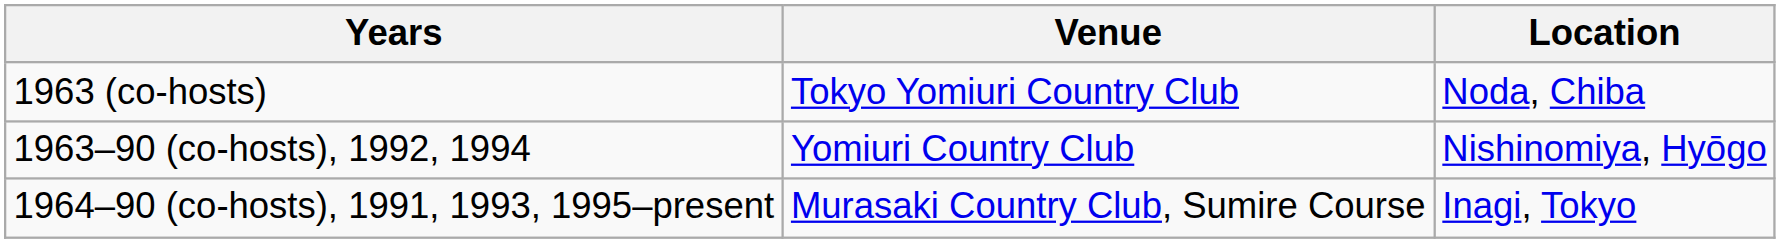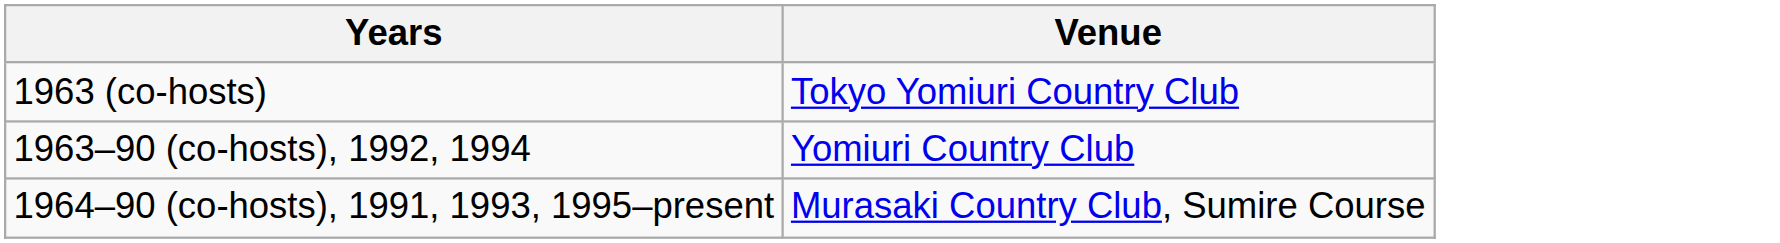- column: (1605, 33)
